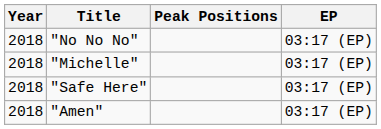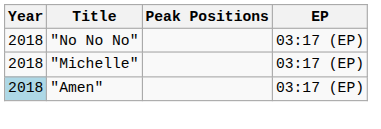- row: (99, 88)
(26, 112) no background -> (26, 88) lightblue background
